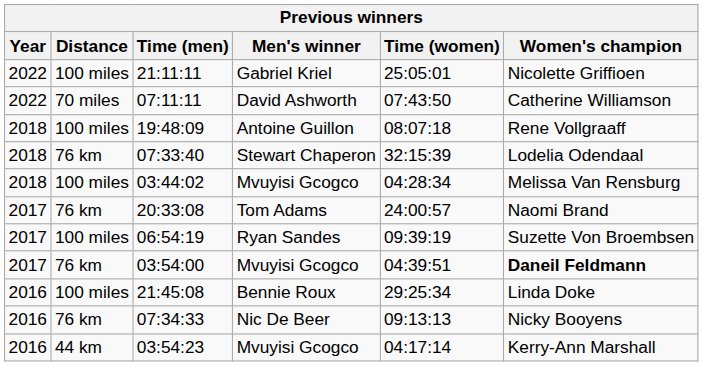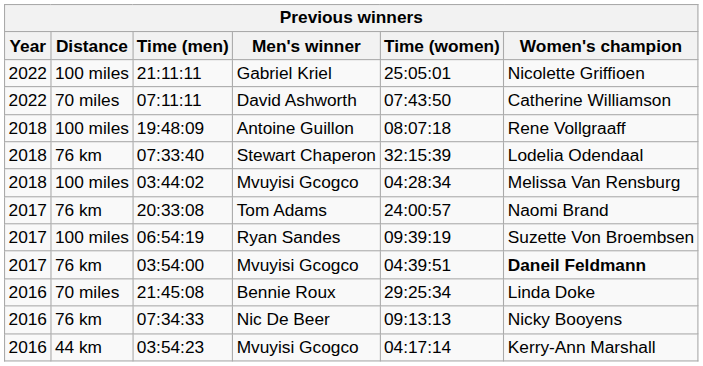(92, 292) 100 miles -> (87, 292) 70 miles
